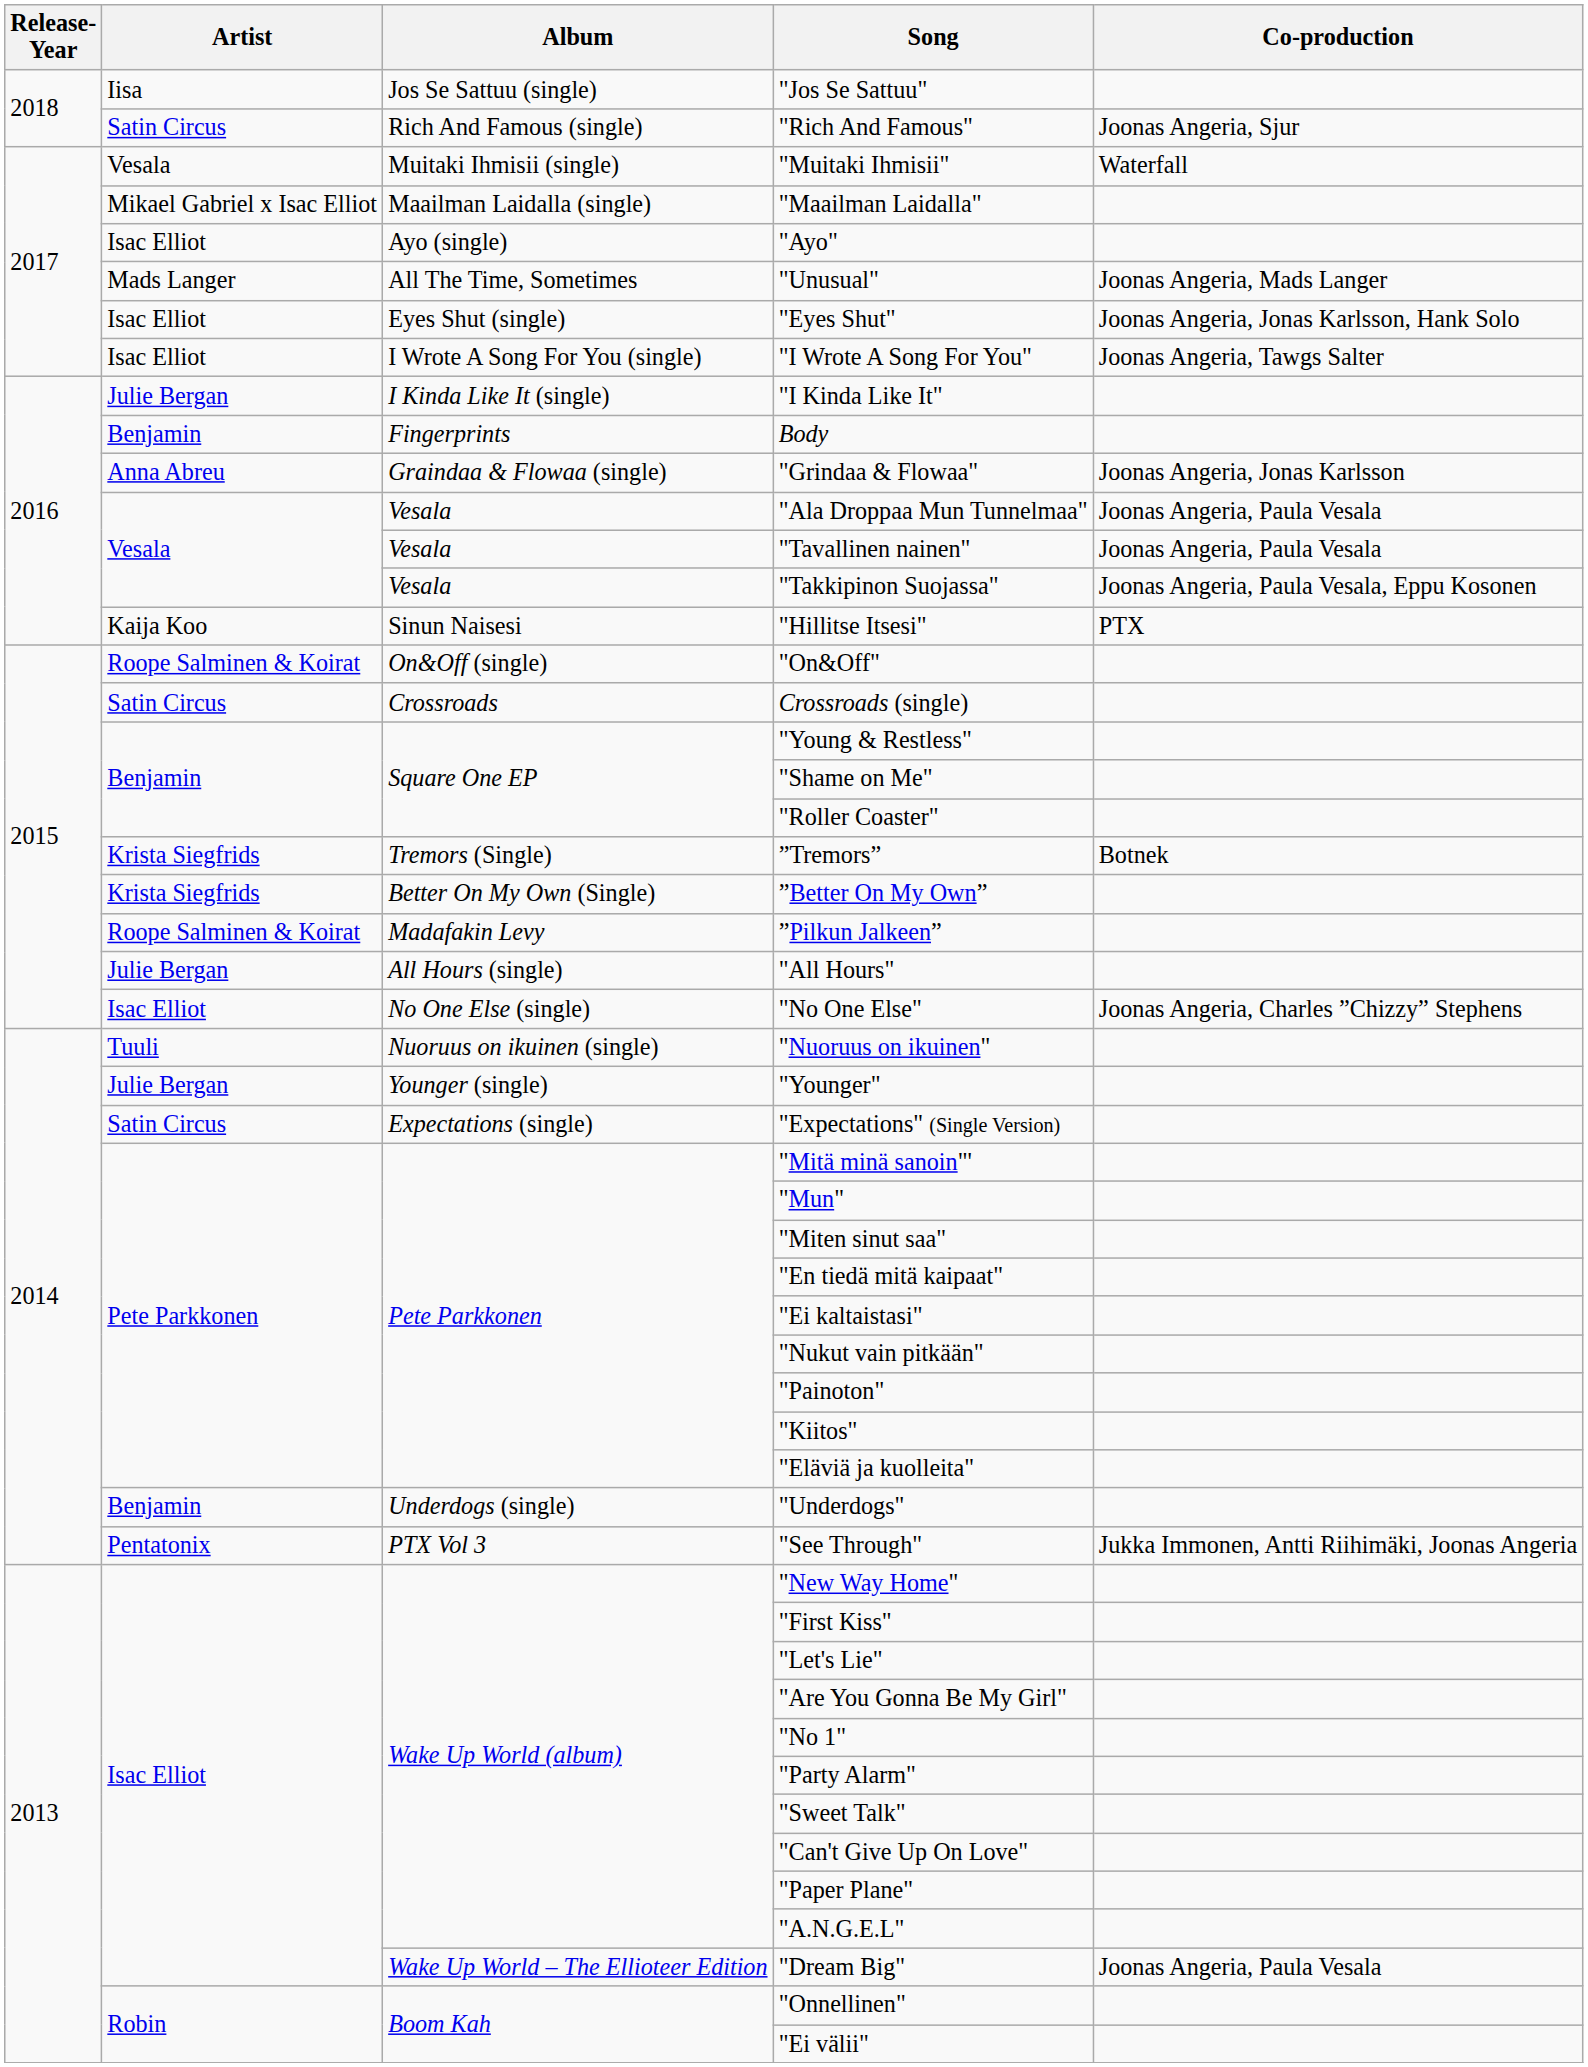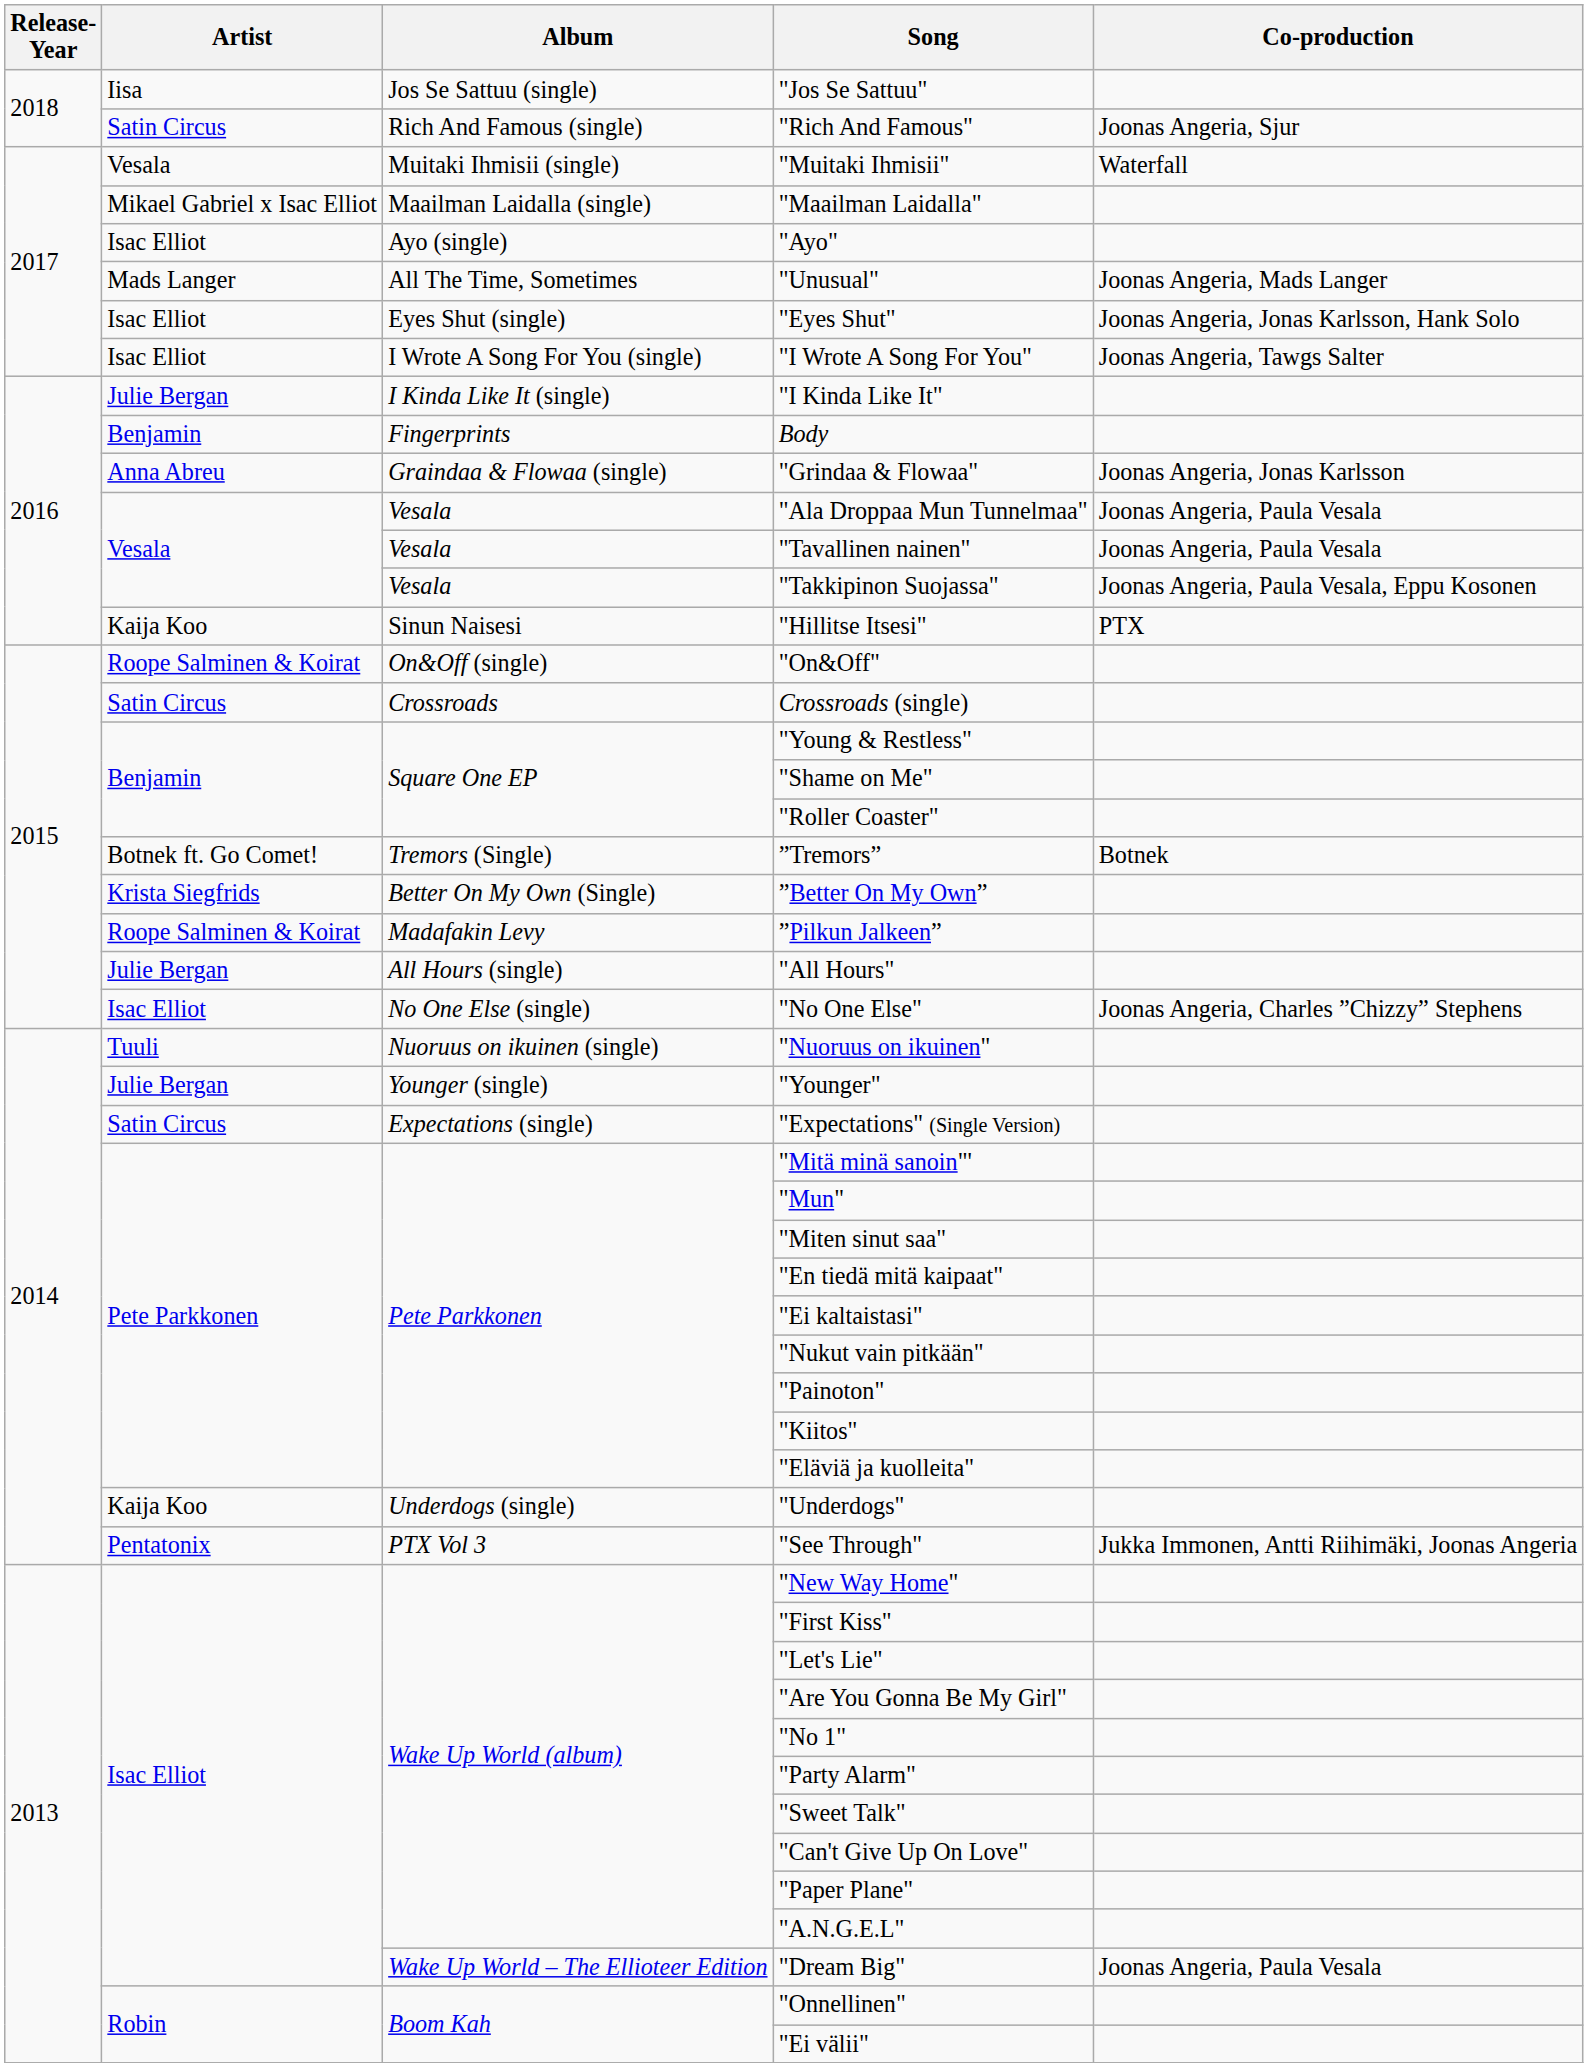(183, 855) Krista Siegfrids -> (213, 855) Botnek ft. Go Comet!
(154, 1506) Benjamin -> (157, 1506) Kaija Koo
